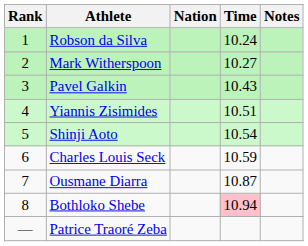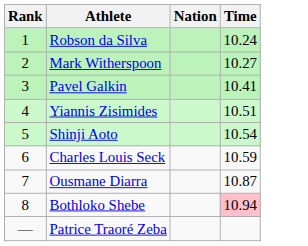- column: (282, 16)
(240, 87) 10.43 -> (240, 87) 10.41
